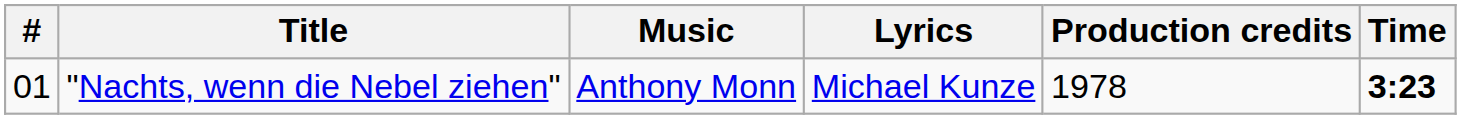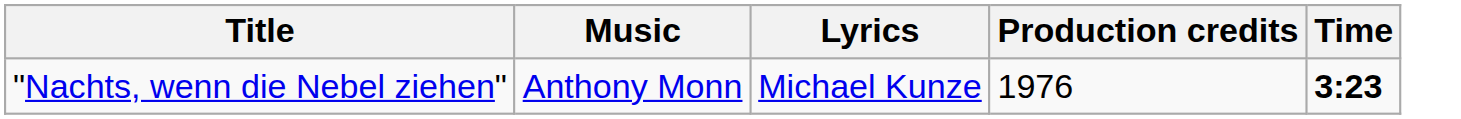- column: (32, 31)
(1089, 85) 1978 -> (1035, 85) 1976
